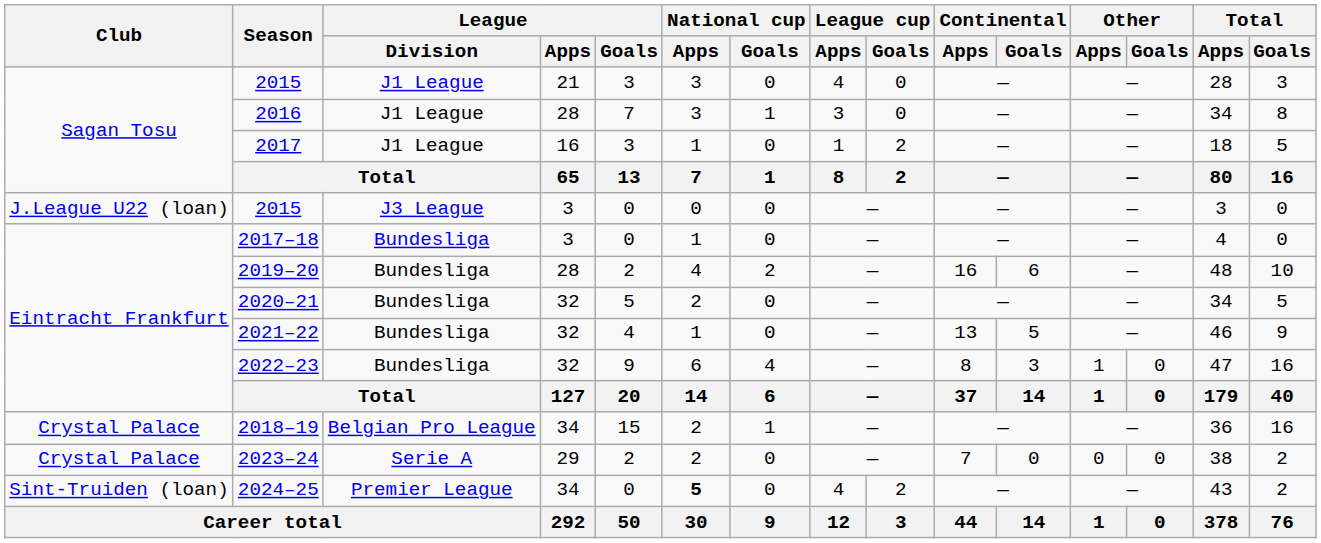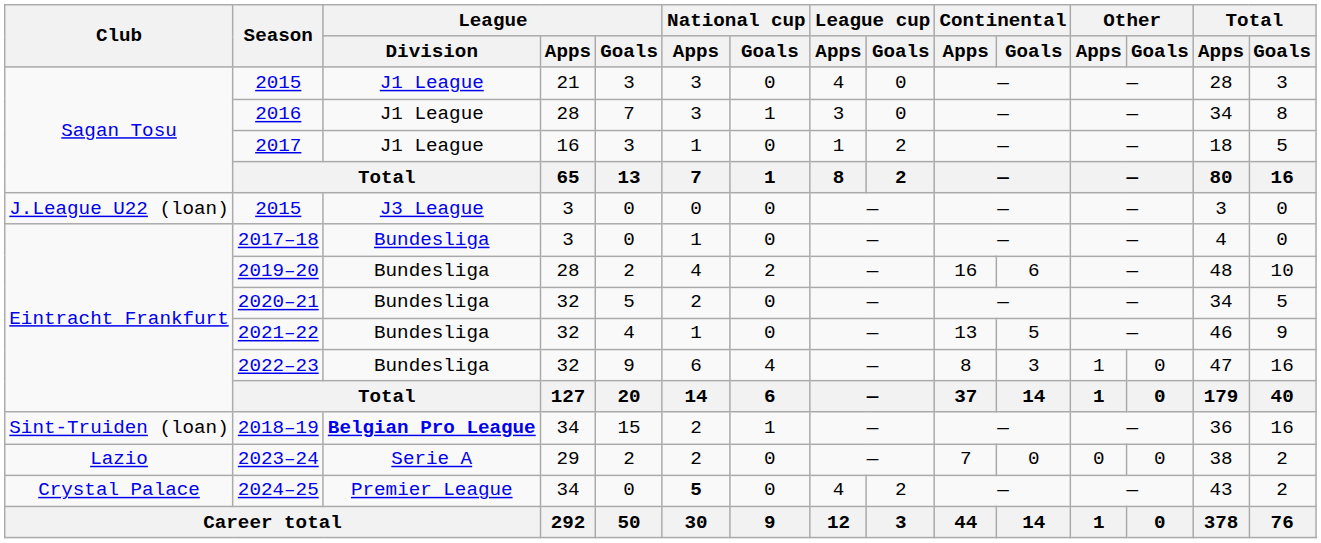(119, 428) Crystal Palace -> (119, 428) Sint-Truiden (loan)
(432, 428) normal -> (432, 428) bold
(119, 459) Crystal Palace -> (119, 459) Lazio
(119, 491) Sint-Truiden (loan) -> (119, 491) Crystal Palace
